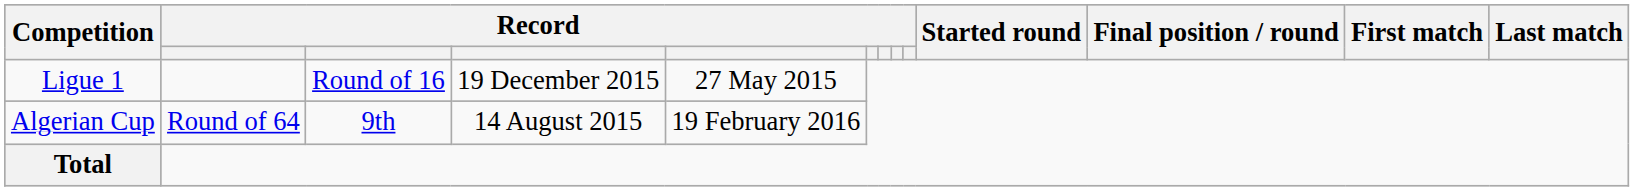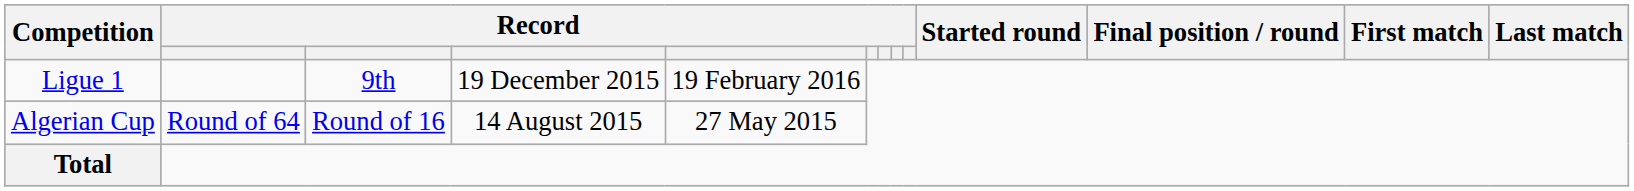(378, 79) Round of 16 -> (378, 79) 9th
(766, 79) 27 May 2015 -> (766, 79) 19 February 2016
(378, 122) 9th -> (378, 122) Round of 16
(766, 122) 19 February 2016 -> (766, 122) 27 May 2015
